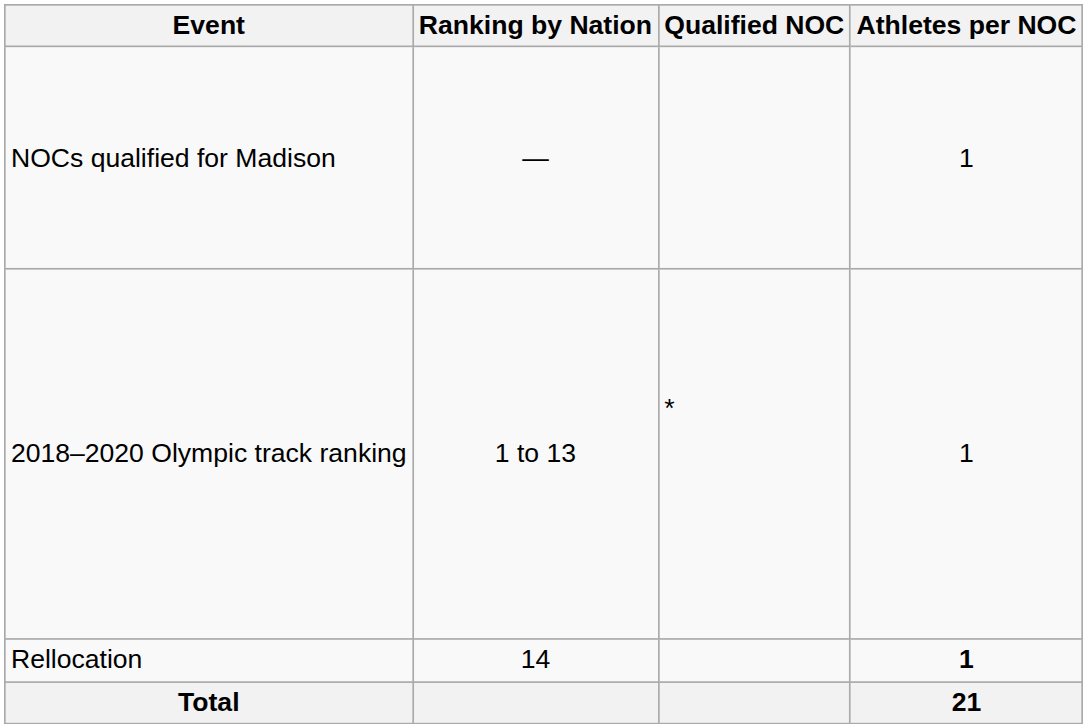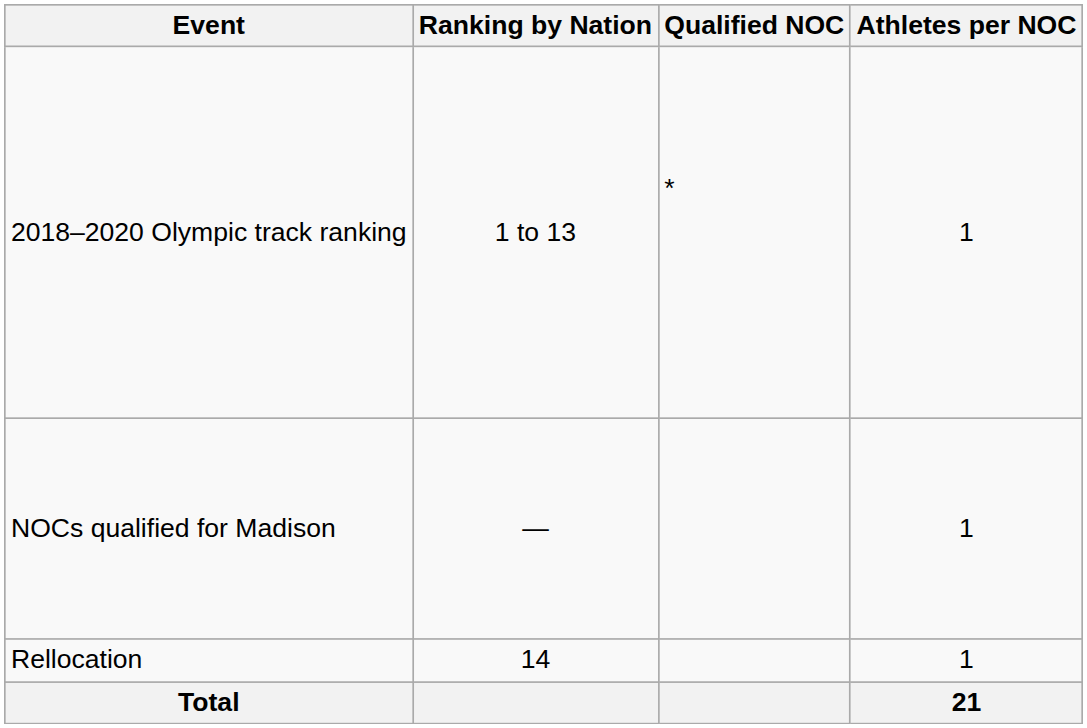rows swapped: (173, 157) <-> (209, 453)
(966, 659) bold -> (966, 659) normal
